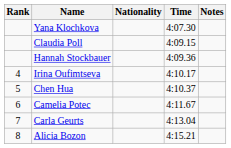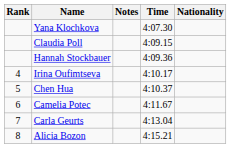columns swapped: (138, 12) <-> (212, 12)
